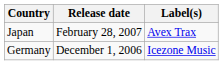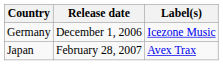rows swapped: (29, 50) <-> (20, 32)
